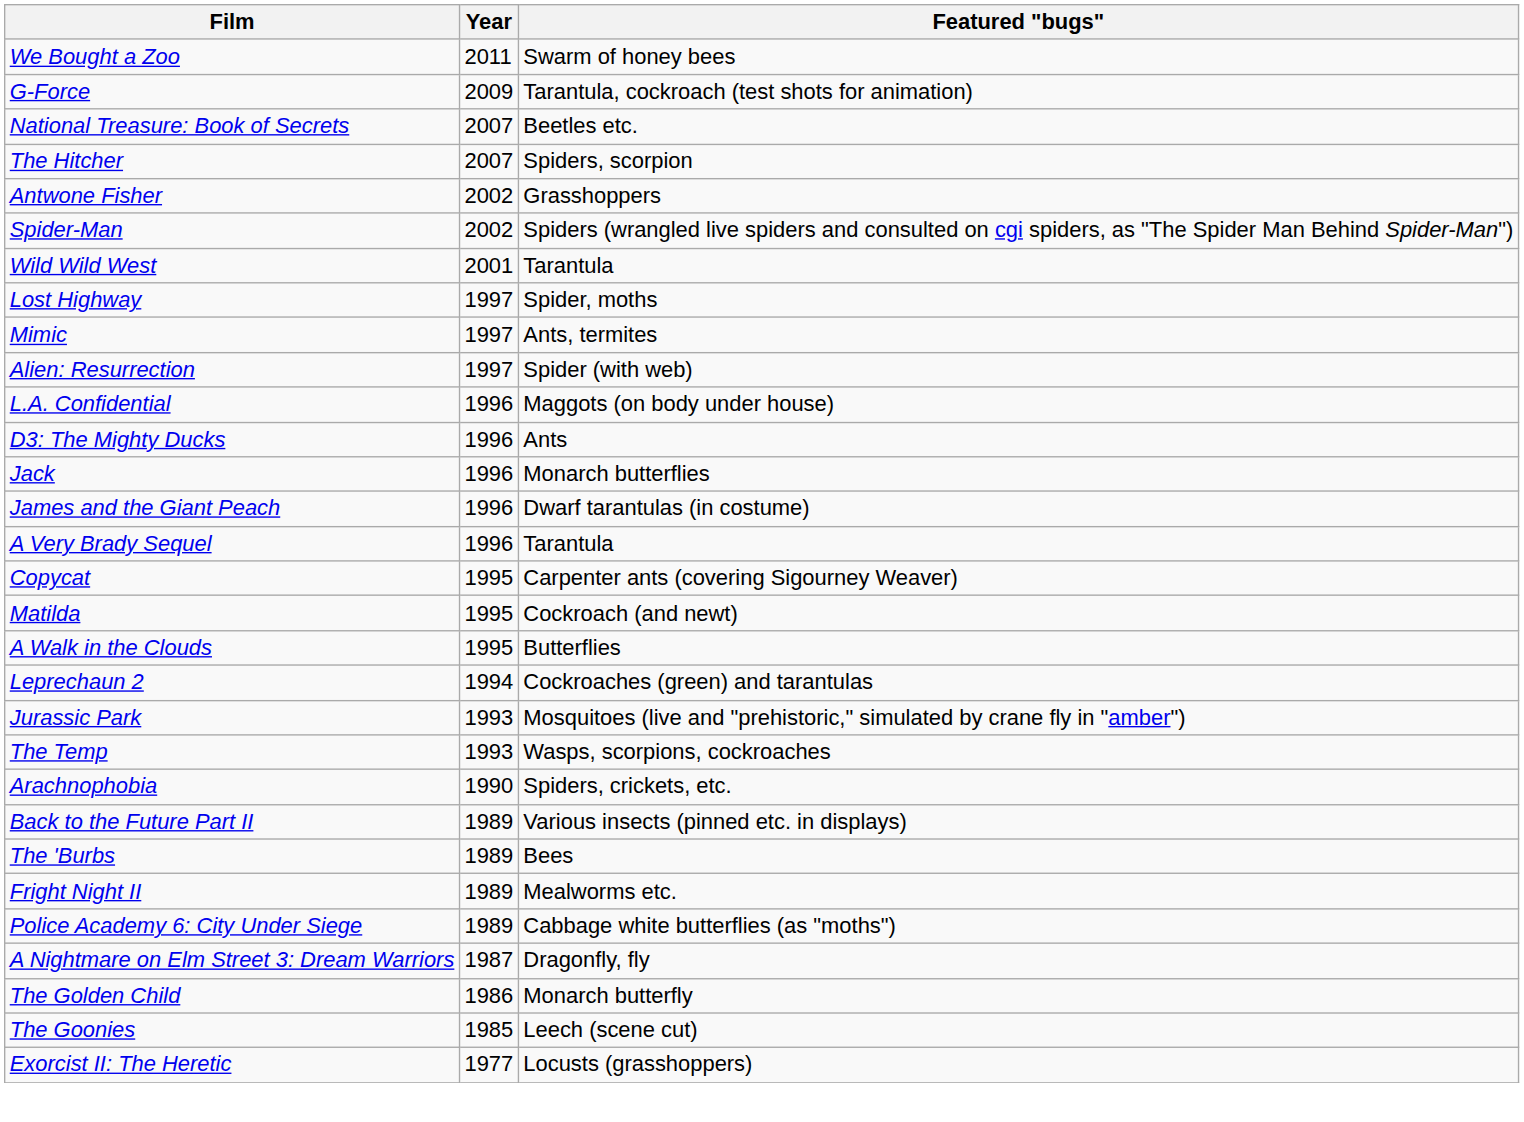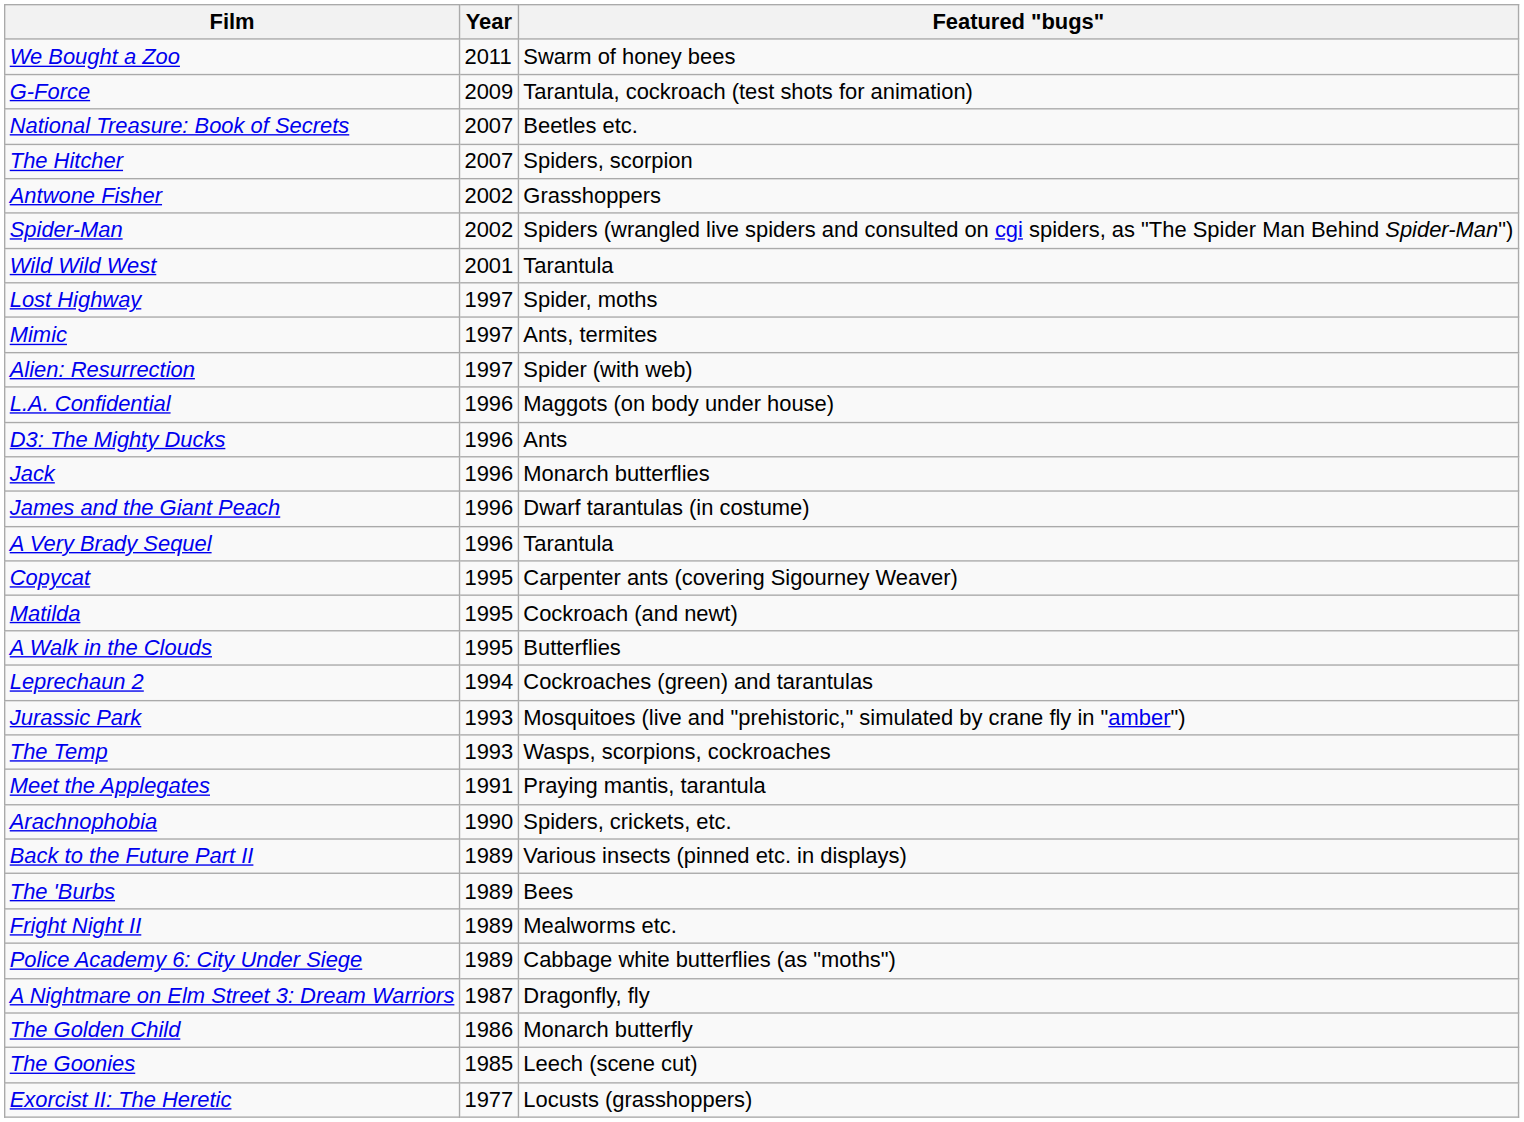+ row: (110, 786)
